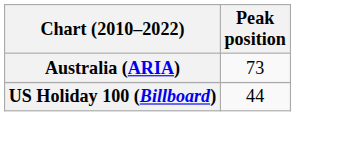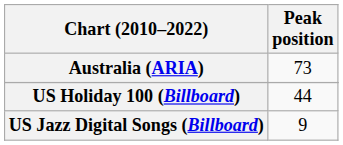+ row: (136, 125)
